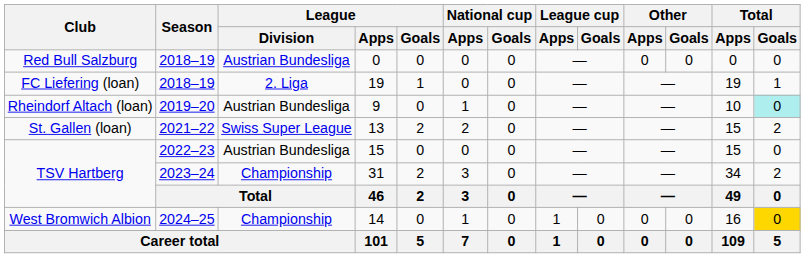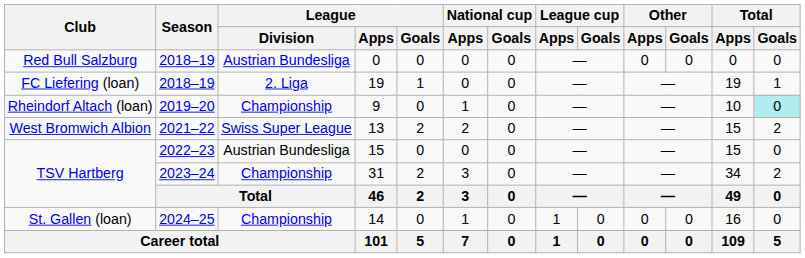(286, 106) Austrian Bundesliga -> (286, 106) Championship
(80, 128) St. Gallen (loan) -> (80, 128) West Bromwich Albion
(80, 219) West Bromwich Albion -> (80, 219) St. Gallen (loan)
(777, 219) gold background -> (777, 219) no background
